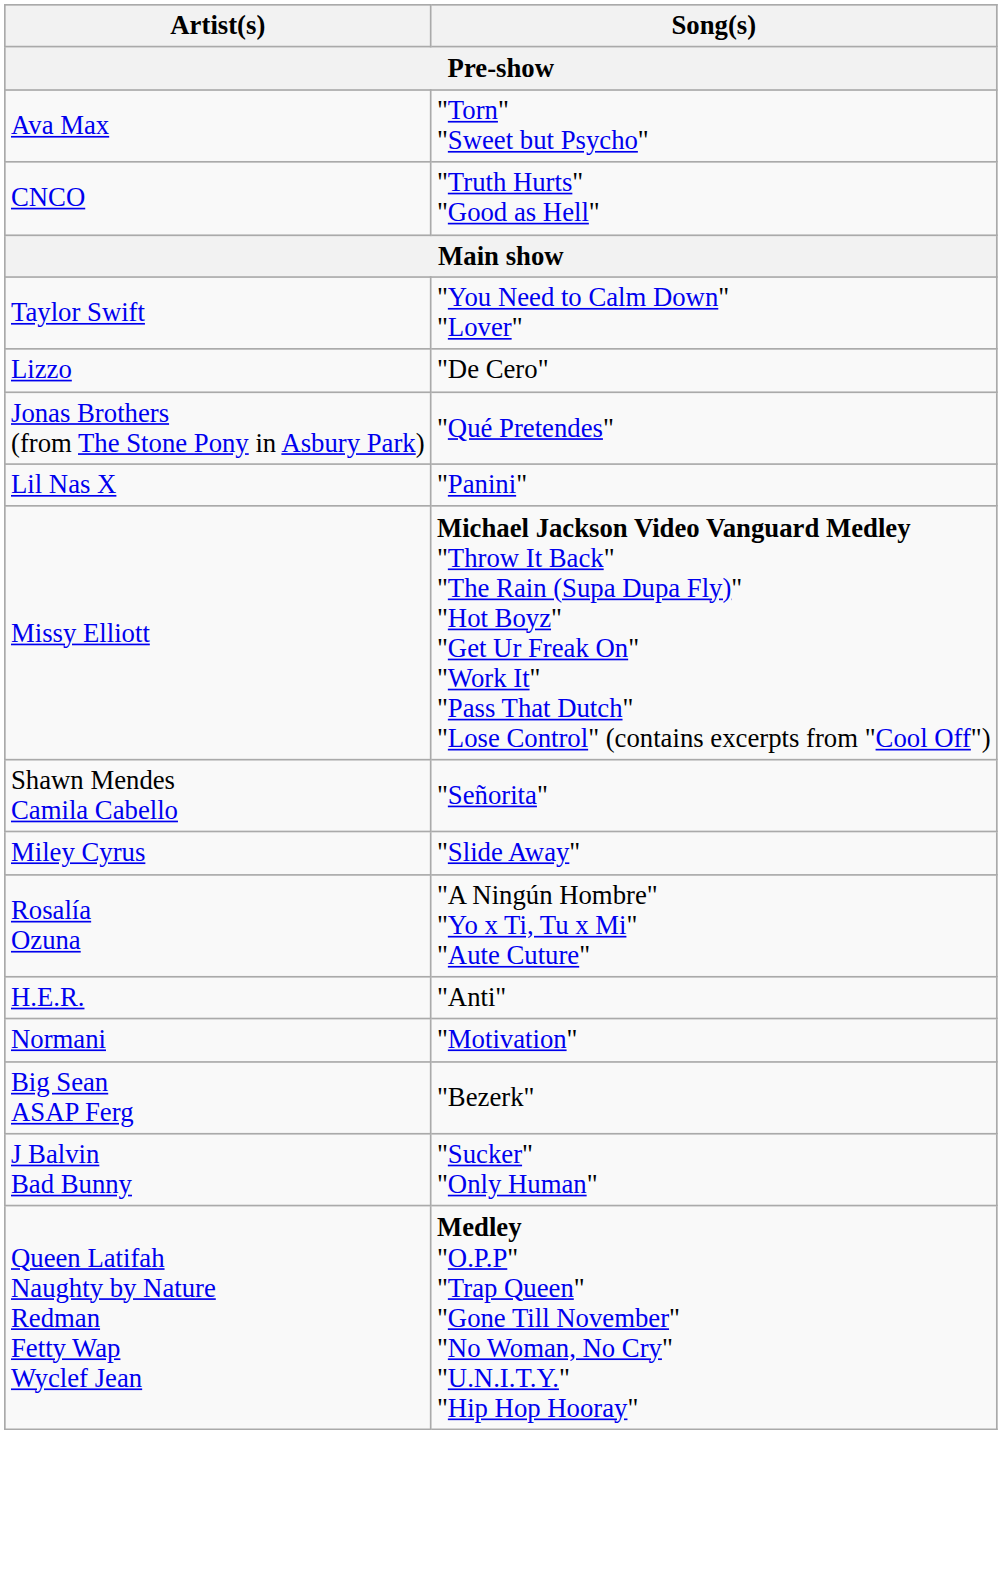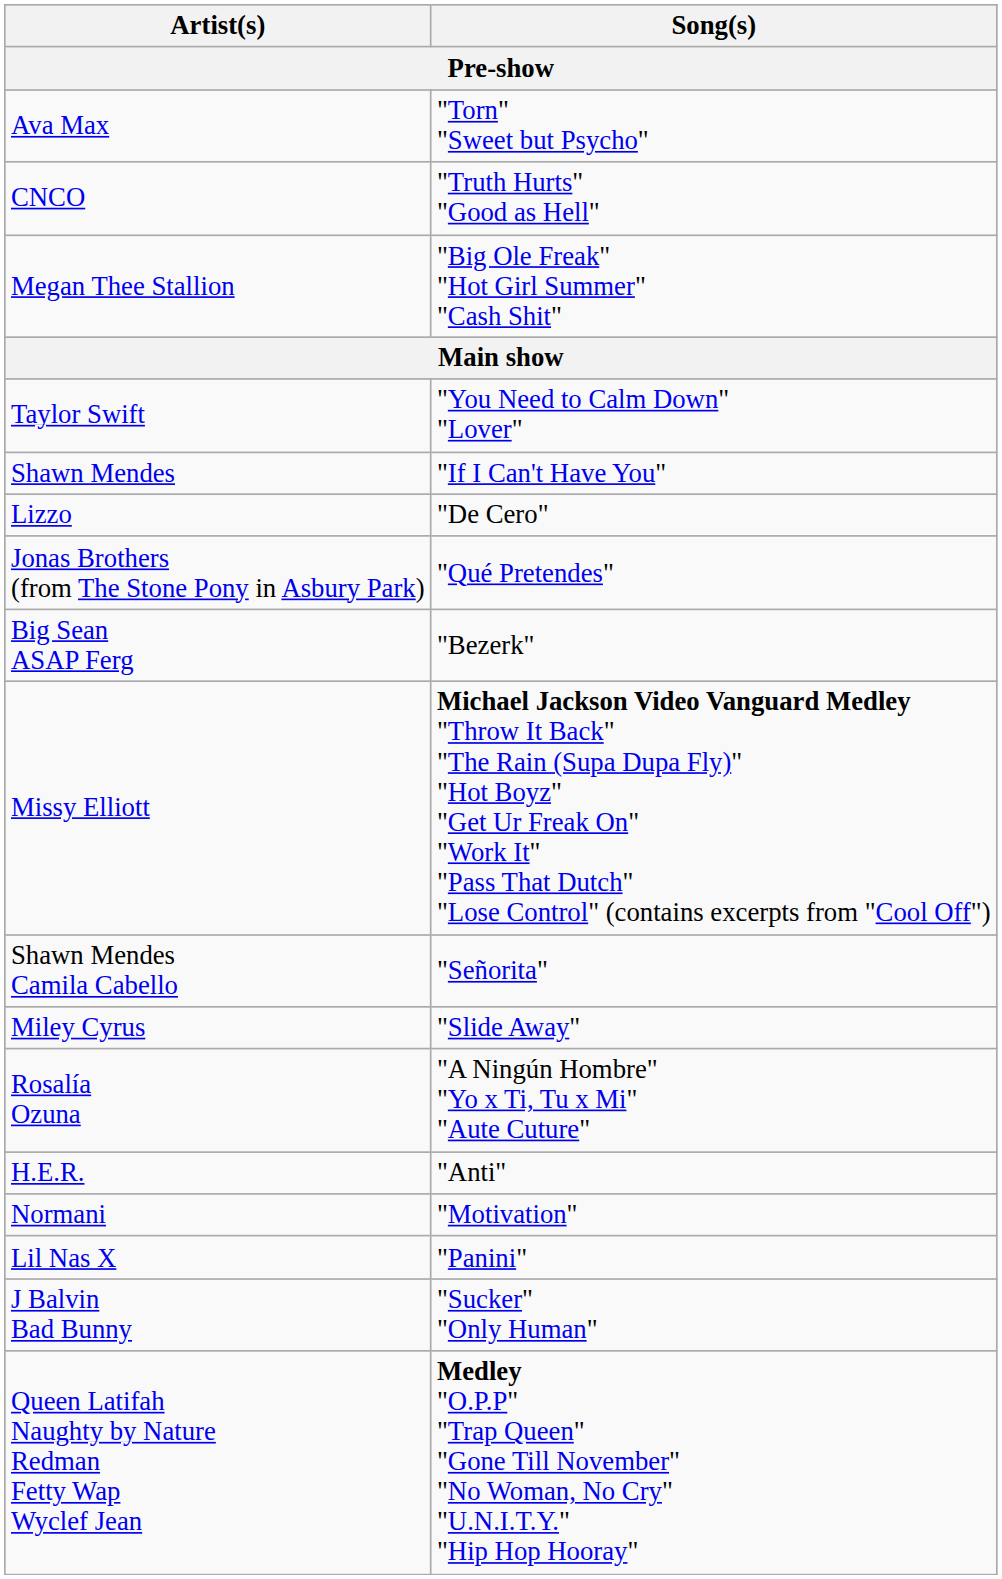+ row: (123, 285)
+ row: (93, 472)
rows swapped: (64, 484) <-> (72, 1097)
